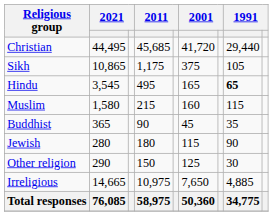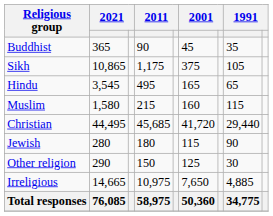rows swapped: (29, 47) <-> (29, 124)
(232, 85) bold -> (232, 85) normal
